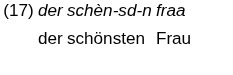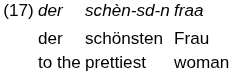+ row: (59, 62)
